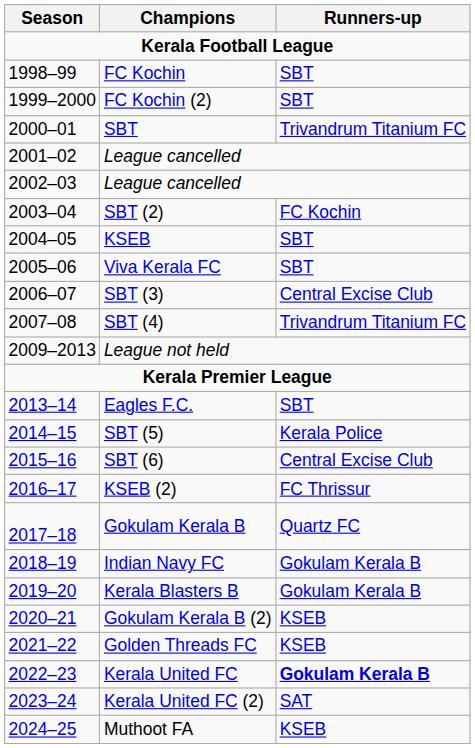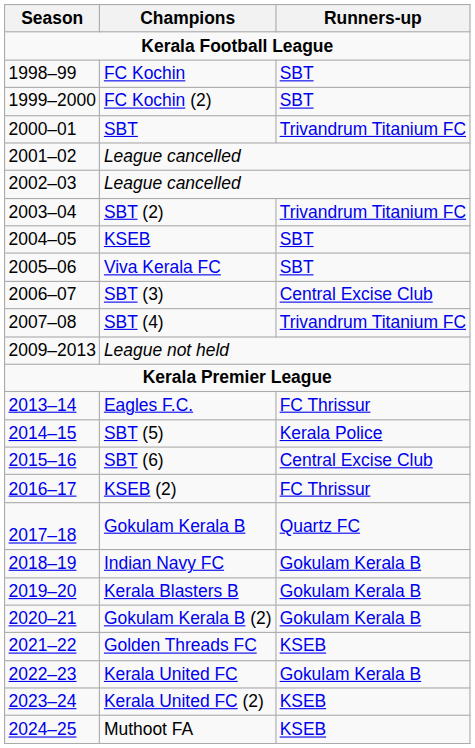(320, 211) FC Kochin -> (373, 211) Trivandrum Titanium FC
(297, 405) SBT -> (325, 405) FC Thrissur
(303, 618) KSEB -> (350, 618) Gokulam Kerala B
(355, 674) bold -> (350, 674) normal
(296, 701) SAT -> (303, 701) KSEB
